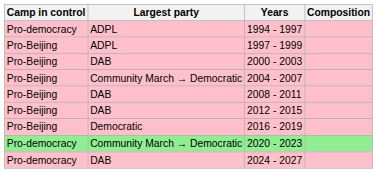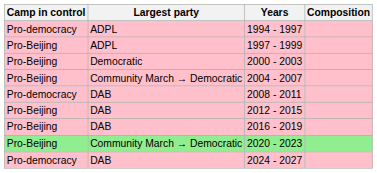(101, 62) DAB -> (116, 62) Democratic
(32, 95) Pro-Beijing -> (42, 95) Pro-democracy
(116, 127) Democratic -> (101, 127) DAB
(42, 144) Pro-democracy -> (32, 144) Pro-Beijing
